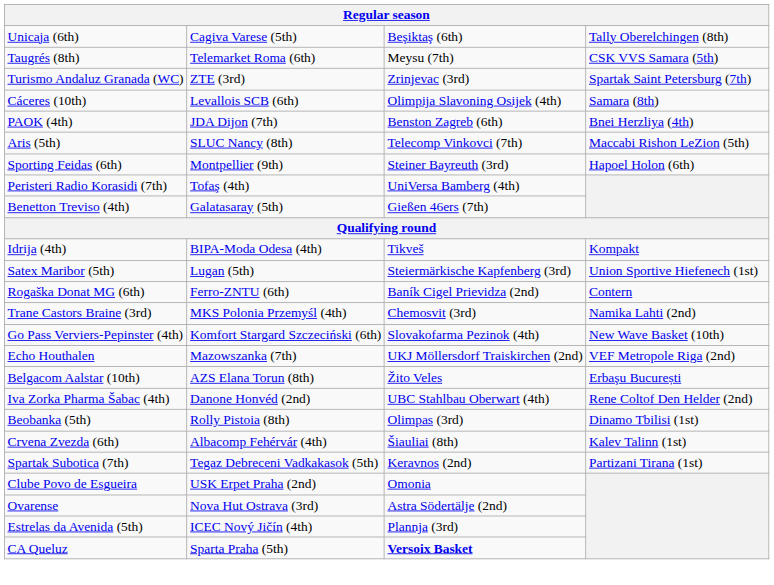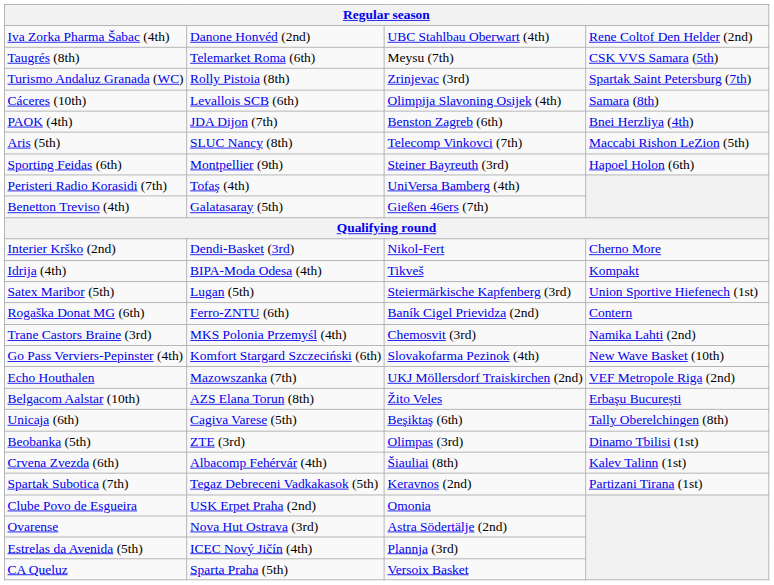rows swapped: (43, 36) <-> (89, 398)
(218, 79) ZTE (3rd) -> (240, 79) Rolly Pistoia (8th)
+ row: (62, 249)
(240, 420) Rolly Pistoia (8th) -> (218, 441) ZTE (3rd)
(430, 548) bold -> (428, 569) normal
